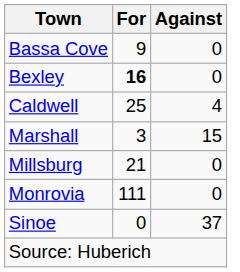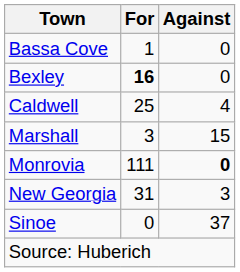(141, 48) 9 -> (149, 48) 1
- row: (46, 164)
(217, 194) normal -> (225, 164) bold
+ row: (63, 194)
